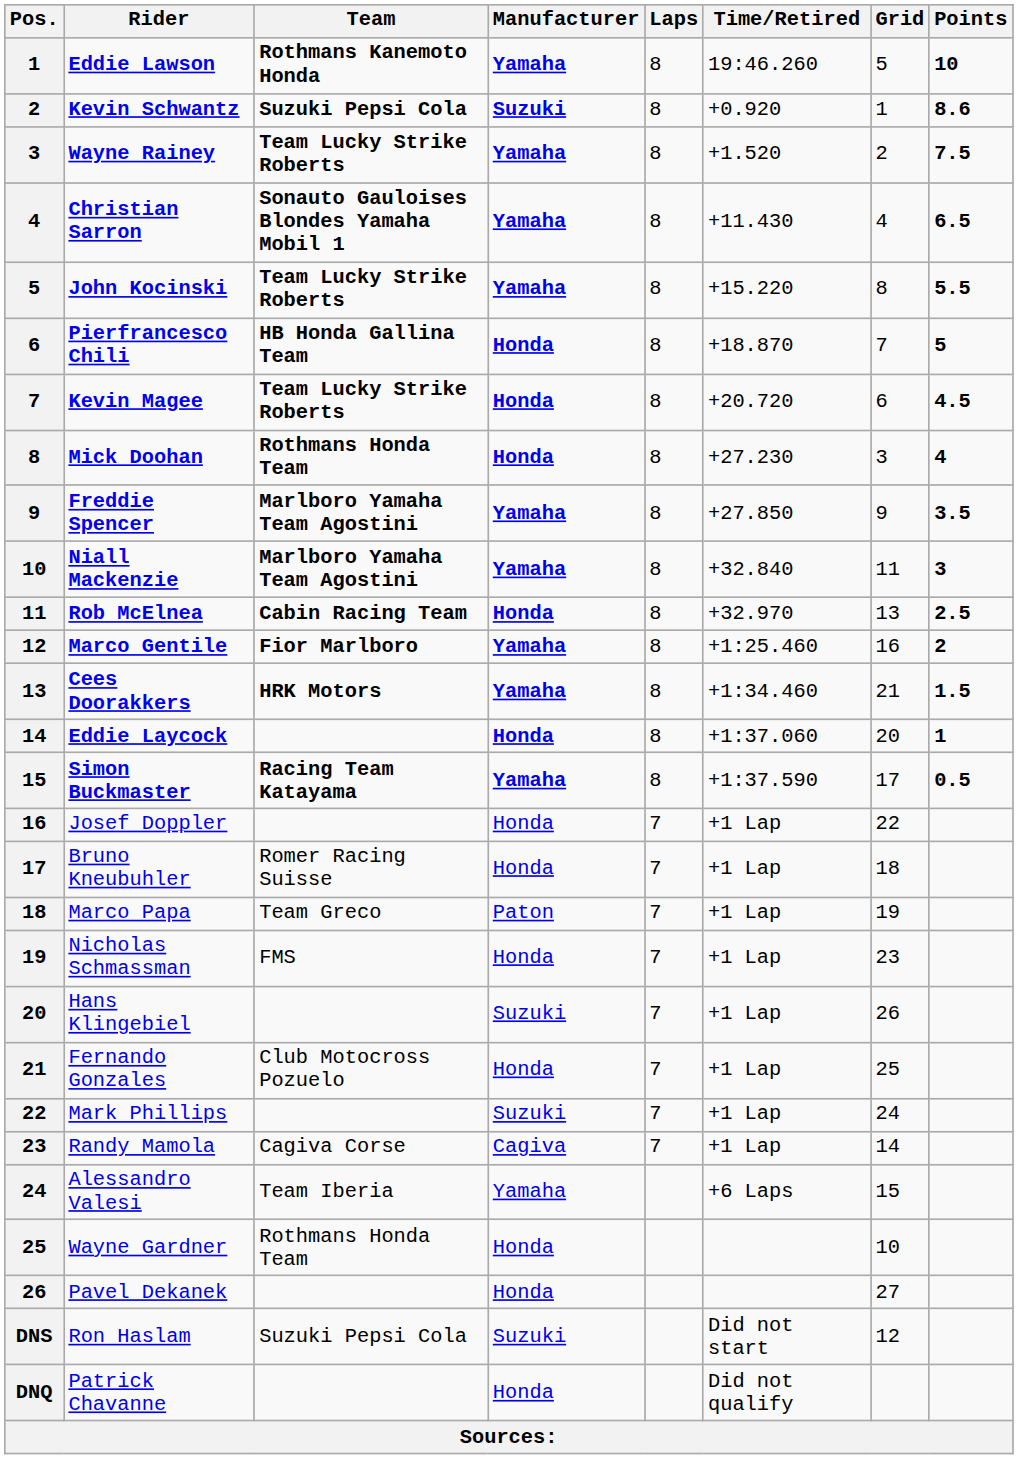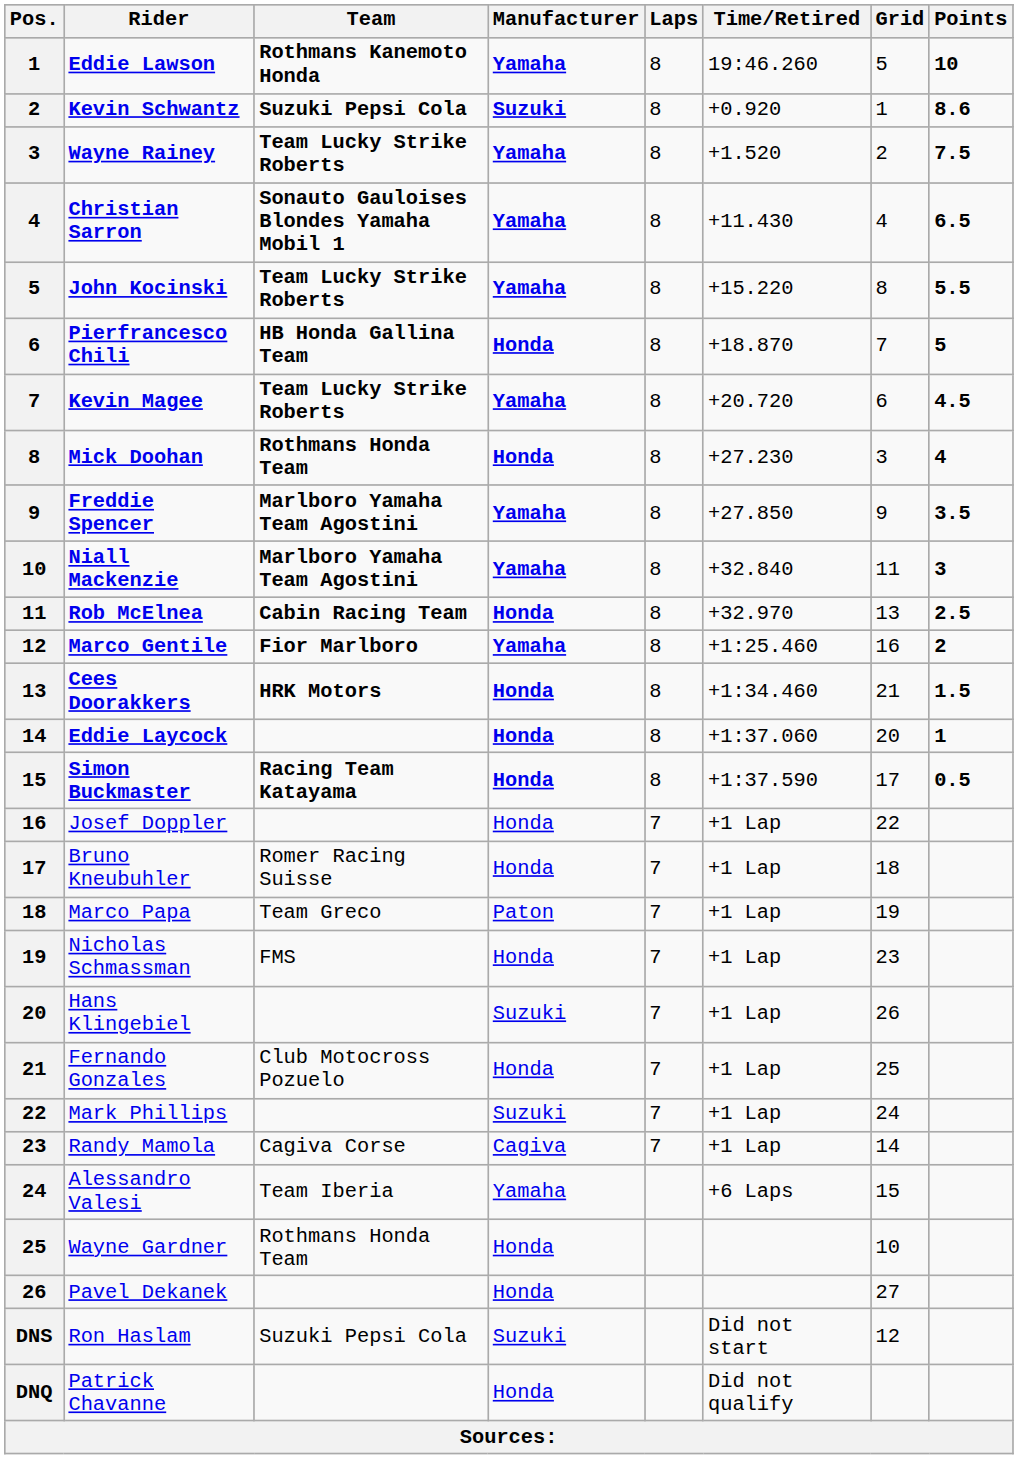(523, 402) Honda -> (529, 402) Yamaha
(529, 692) Yamaha -> (523, 692) Honda
(529, 781) Yamaha -> (523, 781) Honda
